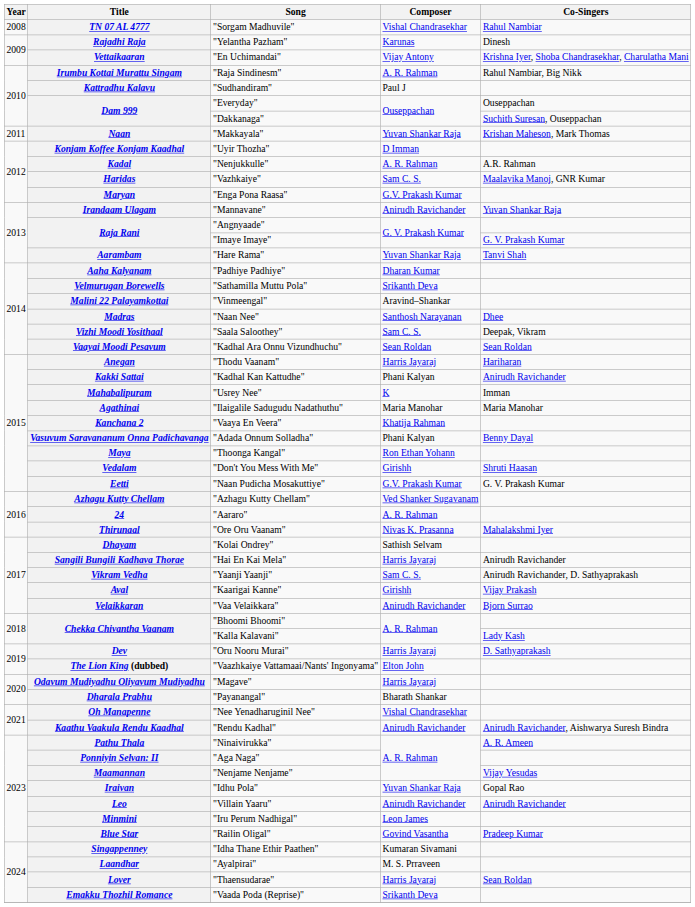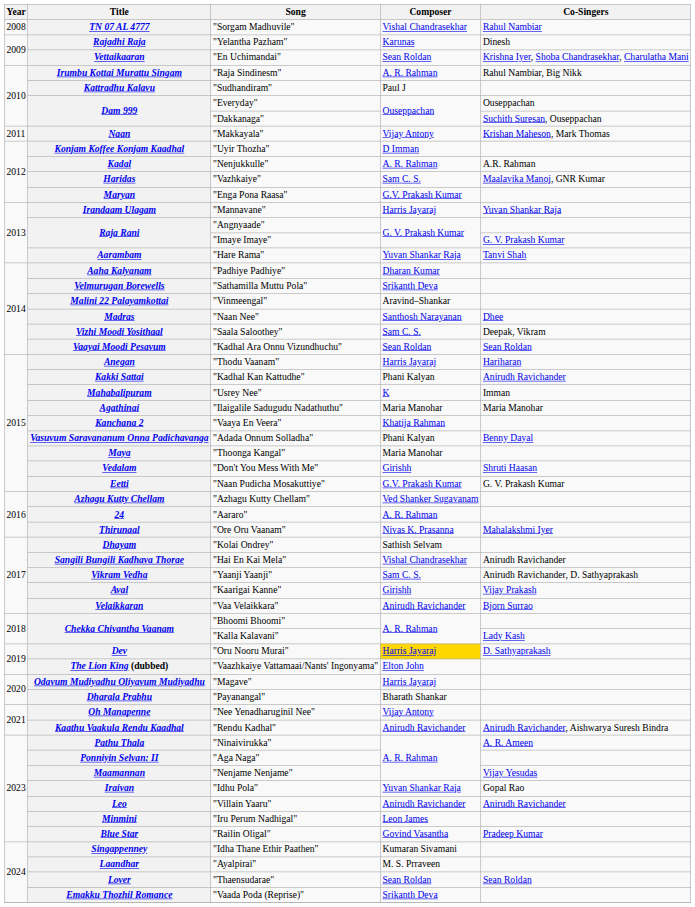(408, 57) Vijay Antony -> (407, 57) Sean Roldan
(422, 133) Yuvan Shankar Raja -> (408, 133) Vijay Antony
(424, 210) Anirudh Ravichander -> (409, 210) Harris Jayaraj
(419, 453) Ron Ethan Yohann -> (412, 453) Maria Manohar
(409, 560) Harris Jayaraj -> (425, 560) Vishal Chandrasekhar
(409, 651) no background -> (409, 651) gold background
(425, 712) Vishal Chandrasekhar -> (408, 712) Vijay Antony
(409, 879) Harris Jayaraj -> (407, 879) Sean Roldan
